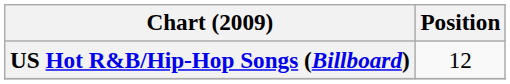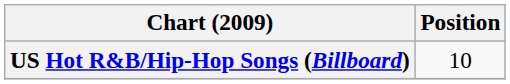(460, 59) 12 -> (460, 59) 10
